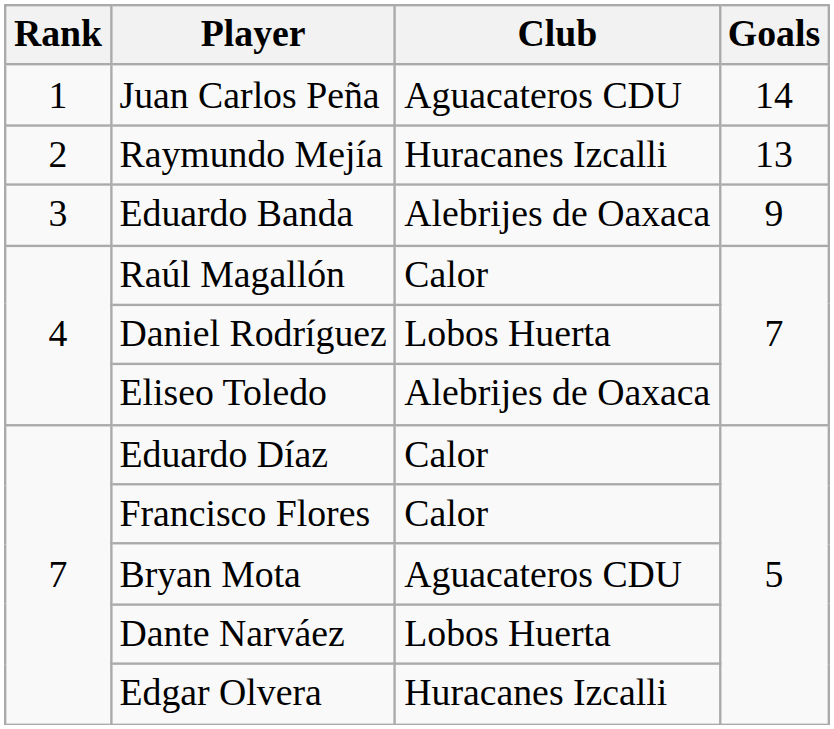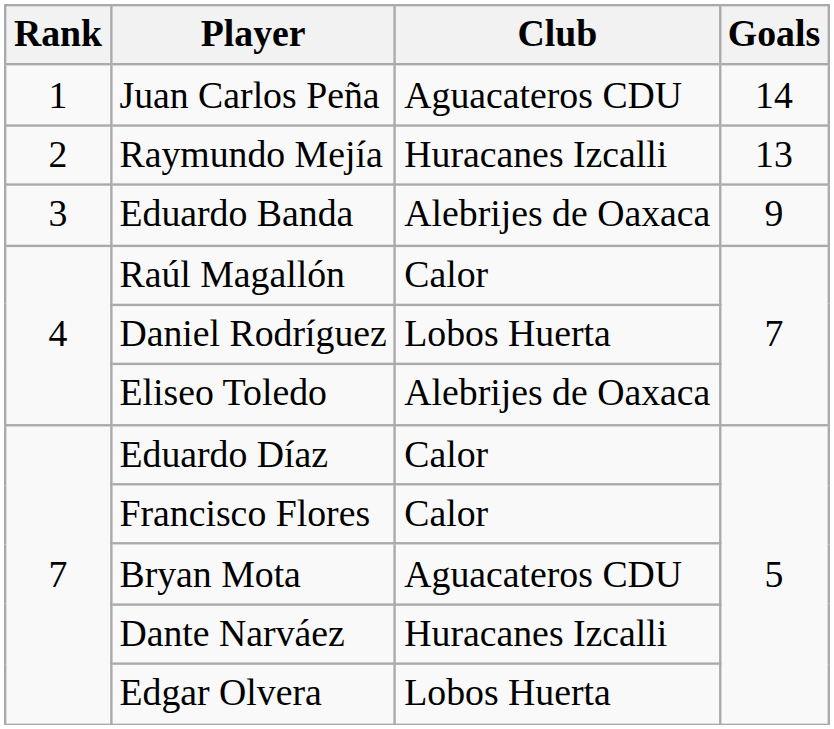(508, 633) Lobos Huerta -> (536, 633) Huracanes Izcalli
(536, 693) Huracanes Izcalli -> (508, 693) Lobos Huerta
